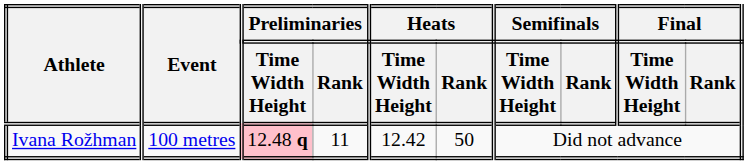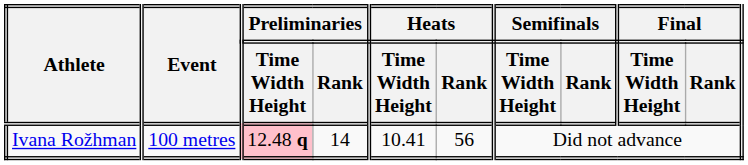(340, 141) 11 -> (340, 141) 14
(403, 141) 12.42 -> (403, 141) 10.41
(464, 141) 50 -> (464, 141) 56
